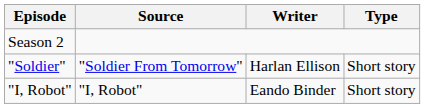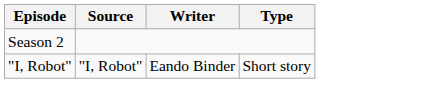- row: (37, 66)
